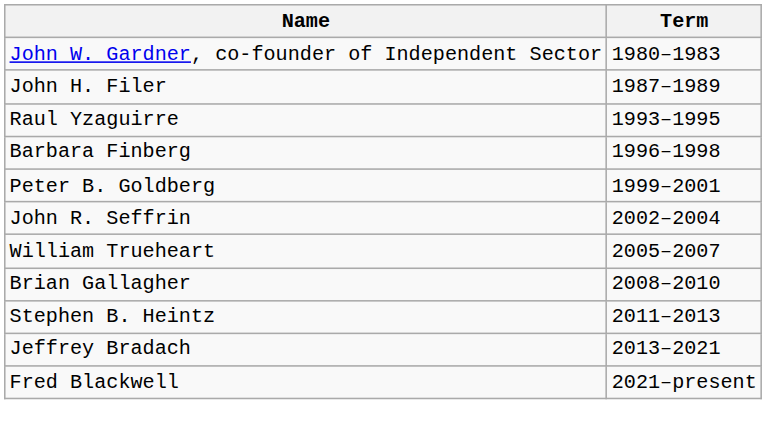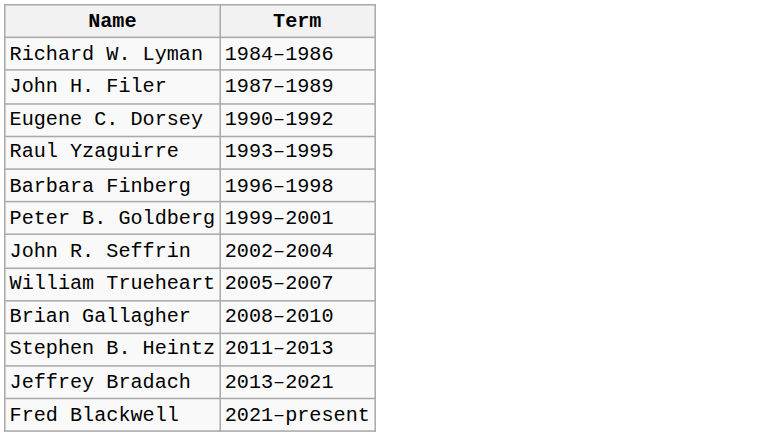- row: (306, 54)
+ row: (106, 54)
+ row: (106, 120)
